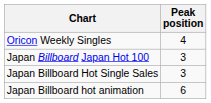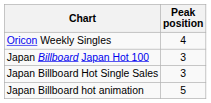(183, 90) 6 -> (183, 90) 5
